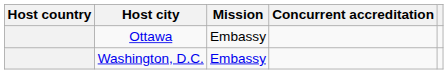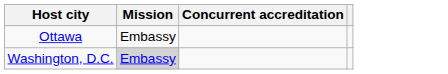- column: (49, 15)
(238, 58) no background -> (148, 58) lightgrey background
